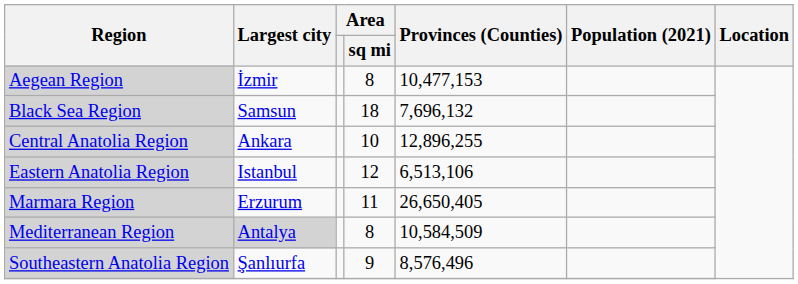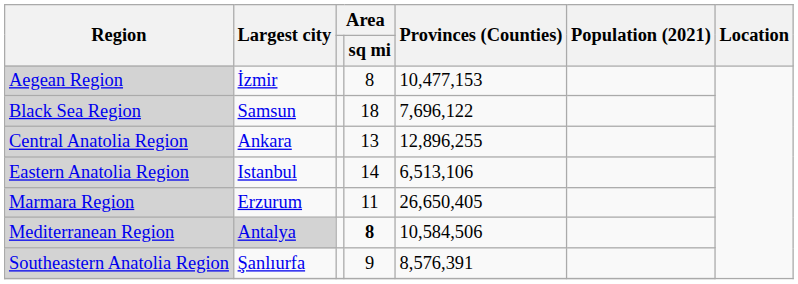(436, 111) 7,696,132 -> (436, 111) 7,696,122
(370, 141) 10 -> (370, 141) 13
(370, 172) 12 -> (370, 172) 14
(370, 232) normal -> (370, 232) bold
(441, 232) 10,584,509 -> (441, 232) 10,584,506
(436, 263) 8,576,496 -> (436, 263) 8,576,391
